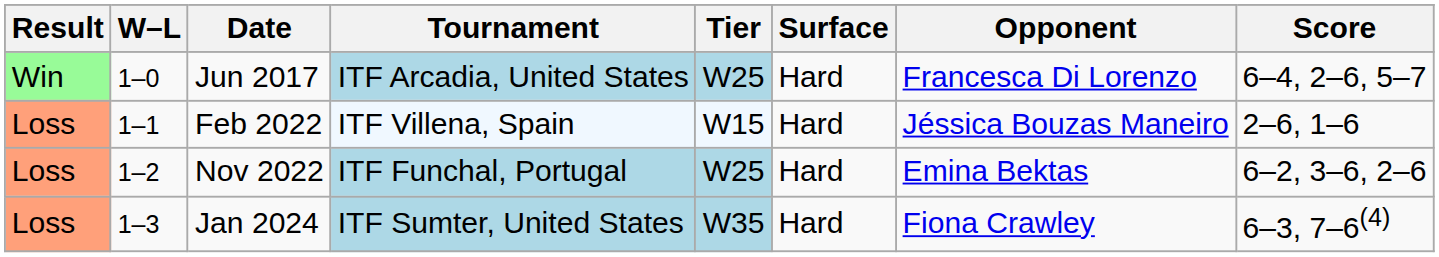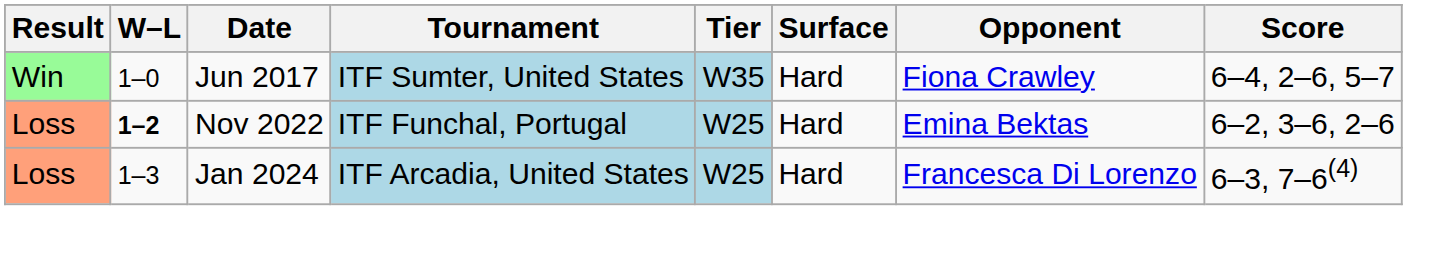(513, 76) ITF Arcadia, United States -> (511, 76) ITF Sumter, United States
(734, 76) W25 -> (734, 76) W35
(1050, 76) Francesca Di Lorenzo -> (999, 76) Fiona Crawley
- row: (259, 123)
(139, 173) normal -> (139, 123) bold
(511, 223) ITF Sumter, United States -> (513, 175) ITF Arcadia, United States
(734, 223) W35 -> (734, 175) W25
(999, 223) Fiona Crawley -> (1050, 175) Francesca Di Lorenzo
